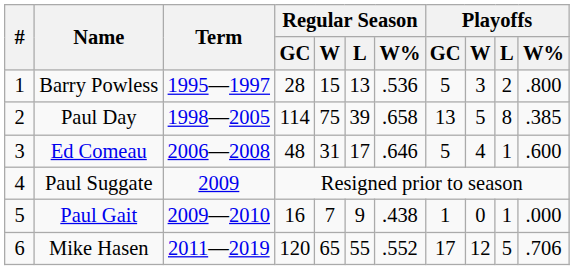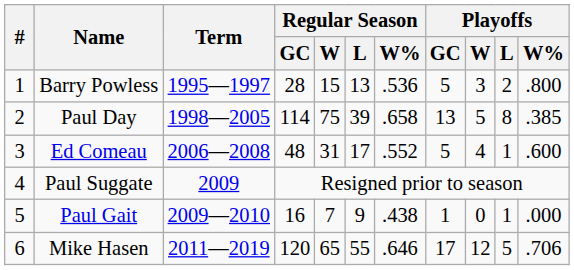(400, 150) .646 -> (400, 150) .552
(400, 248) .552 -> (400, 248) .646
